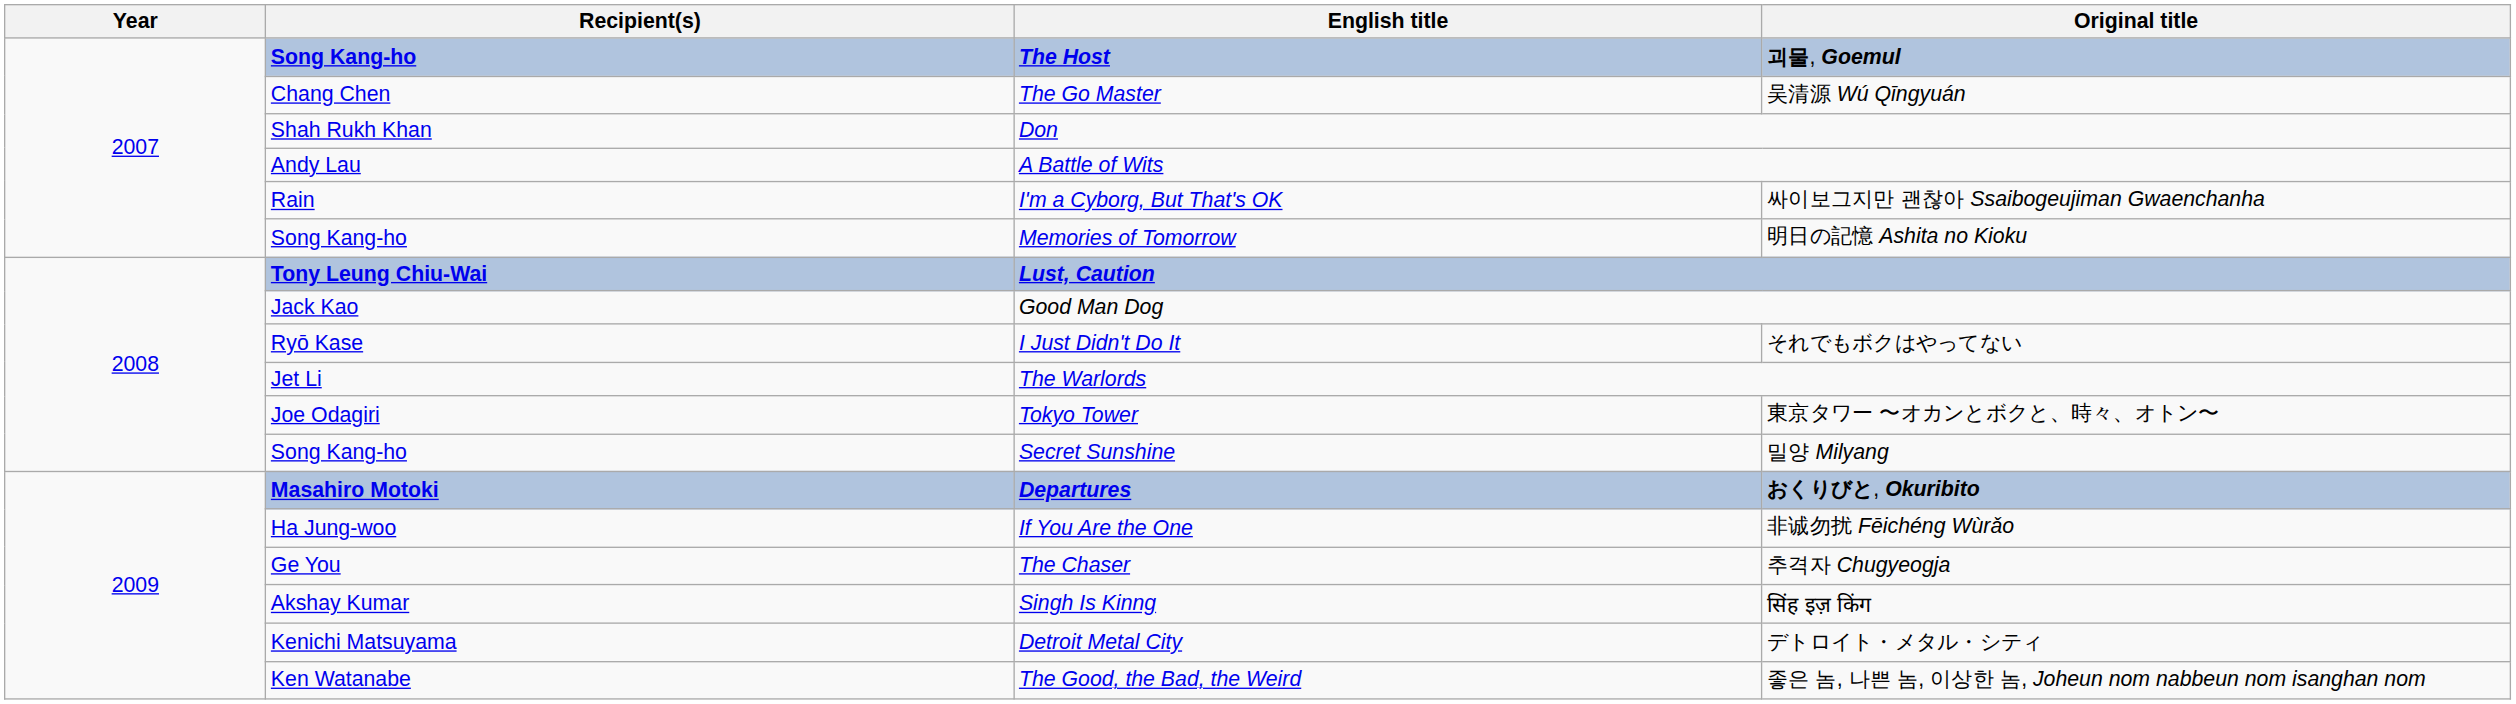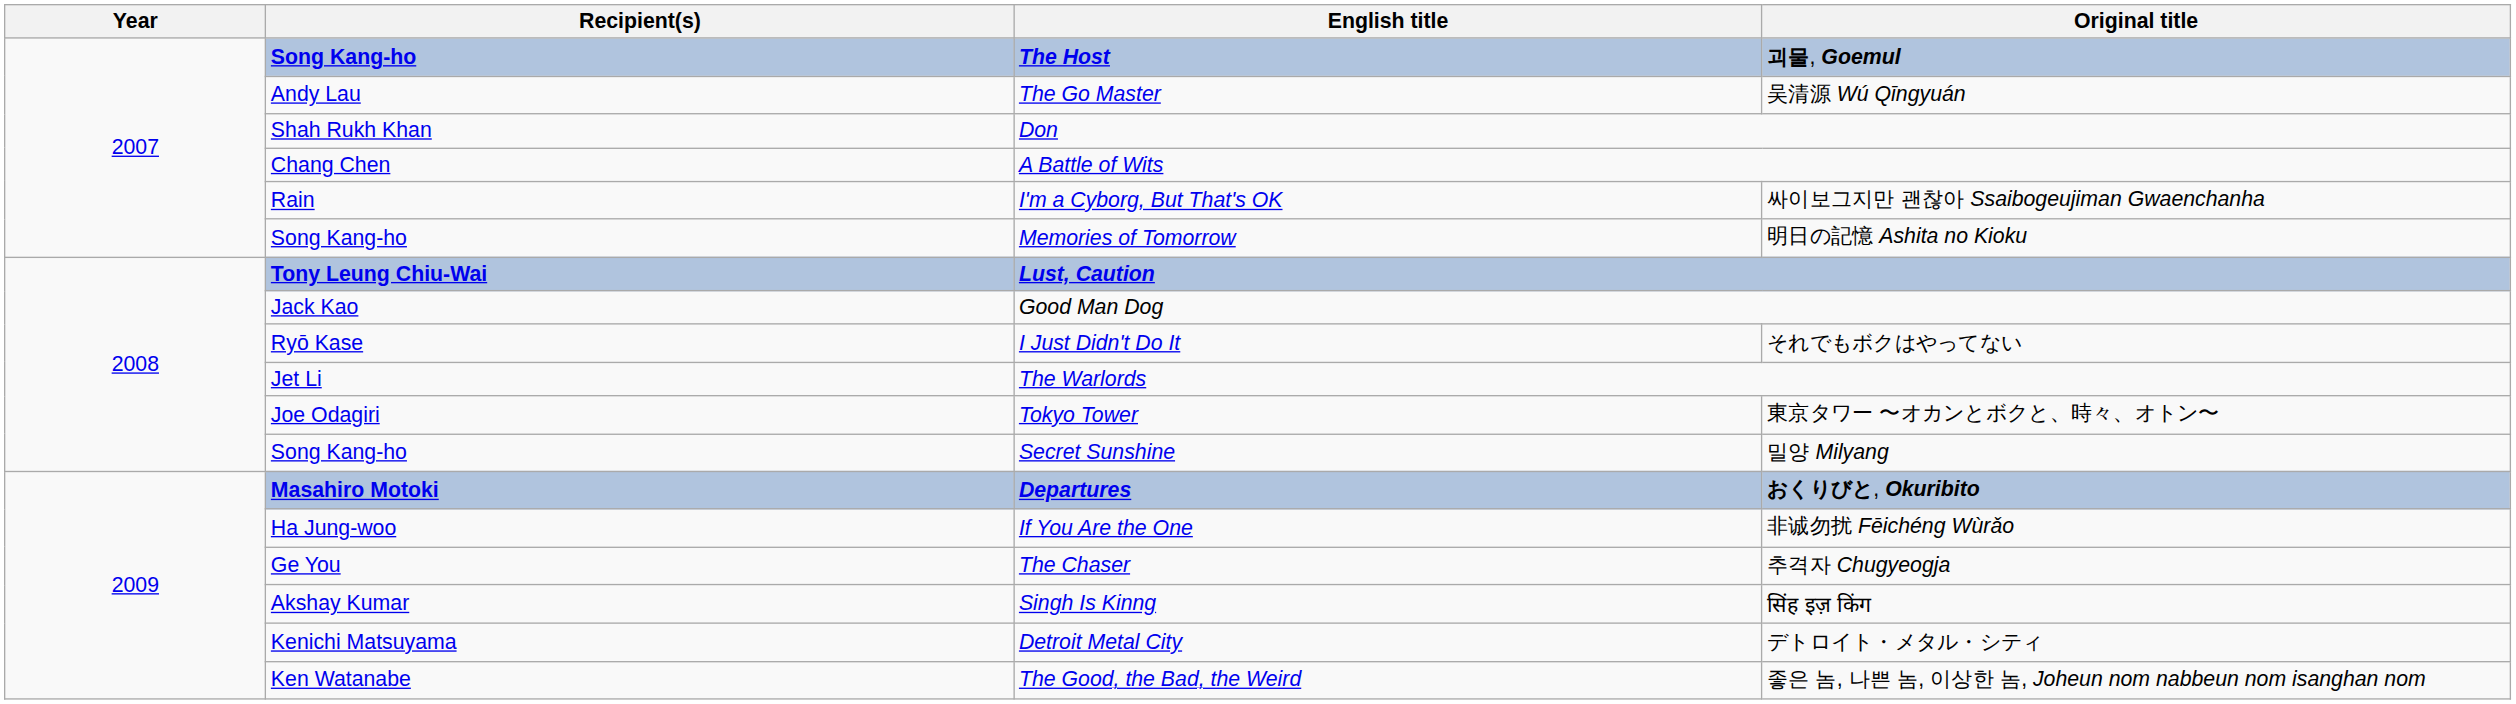(331, 94) Chang Chen -> (316, 94) Andy Lau
(316, 164) Andy Lau -> (331, 164) Chang Chen
